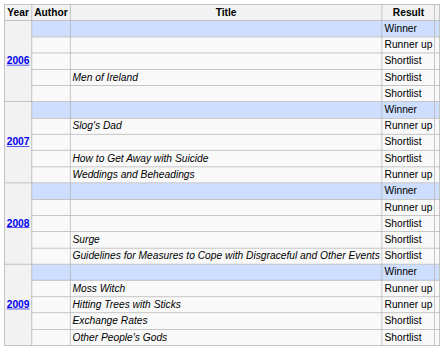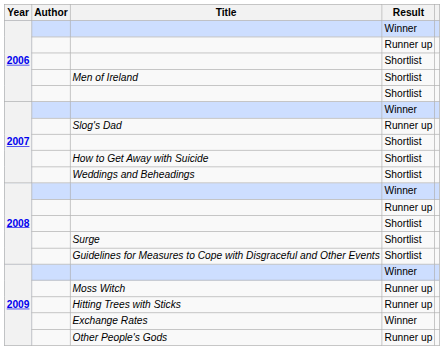(408, 175) Runner up -> (403, 175) Shortlist
(403, 321) Shortlist -> (401, 321) Winner
(403, 337) Shortlist -> (408, 337) Runner up
